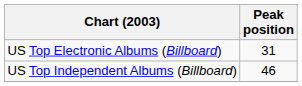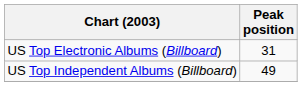(269, 71) 46 -> (269, 71) 49
